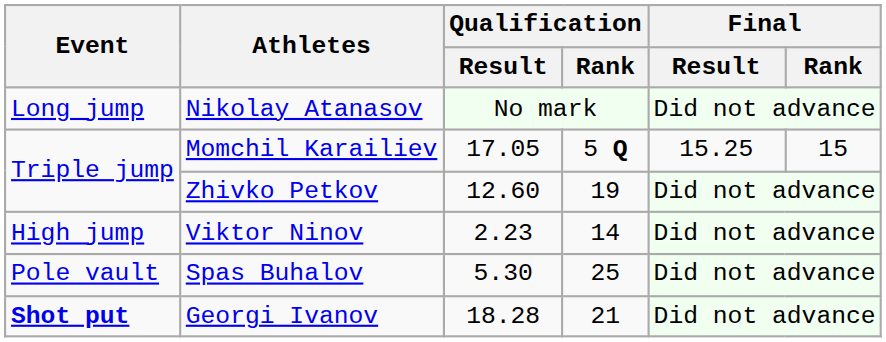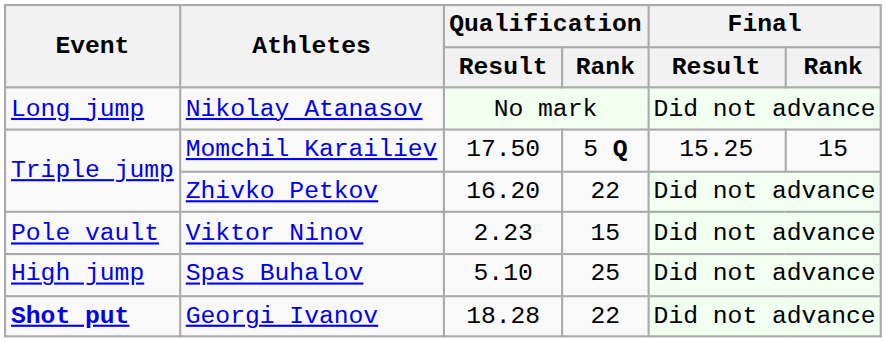(503, 150) 17.05 -> (503, 150) 17.50
(503, 191) 12.60 -> (503, 191) 16.20
(605, 191) 19 -> (605, 191) 22
(78, 233) High jump -> (85, 233) Pole vault
(605, 233) 14 -> (605, 233) 15
(85, 274) Pole vault -> (78, 274) High jump
(503, 274) 5.30 -> (503, 274) 5.10
(605, 316) 21 -> (605, 316) 22
